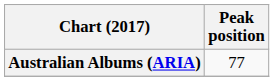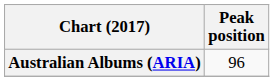(237, 62) 77 -> (237, 62) 96
